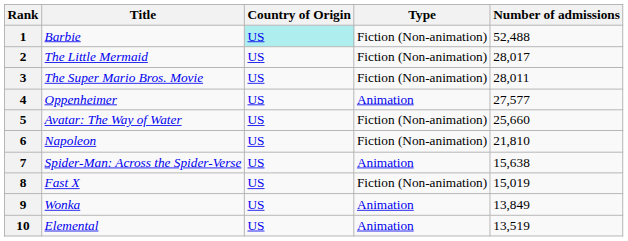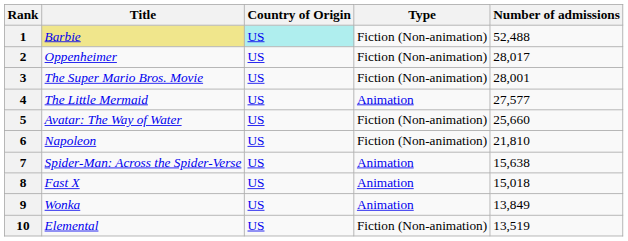(63, 36) no background -> (63, 36) khaki background
(96, 57) The Little Mermaid -> (81, 57) Oppenheimer
(511, 78) 28,011 -> (512, 78) 28,001
(81, 99) Oppenheimer -> (96, 99) The Little Mermaid
(422, 183) Fiction (Non-animation) -> (385, 183) Animation
(512, 183) 15,019 -> (512, 183) 15,018
(385, 225) Animation -> (422, 225) Fiction (Non-animation)
